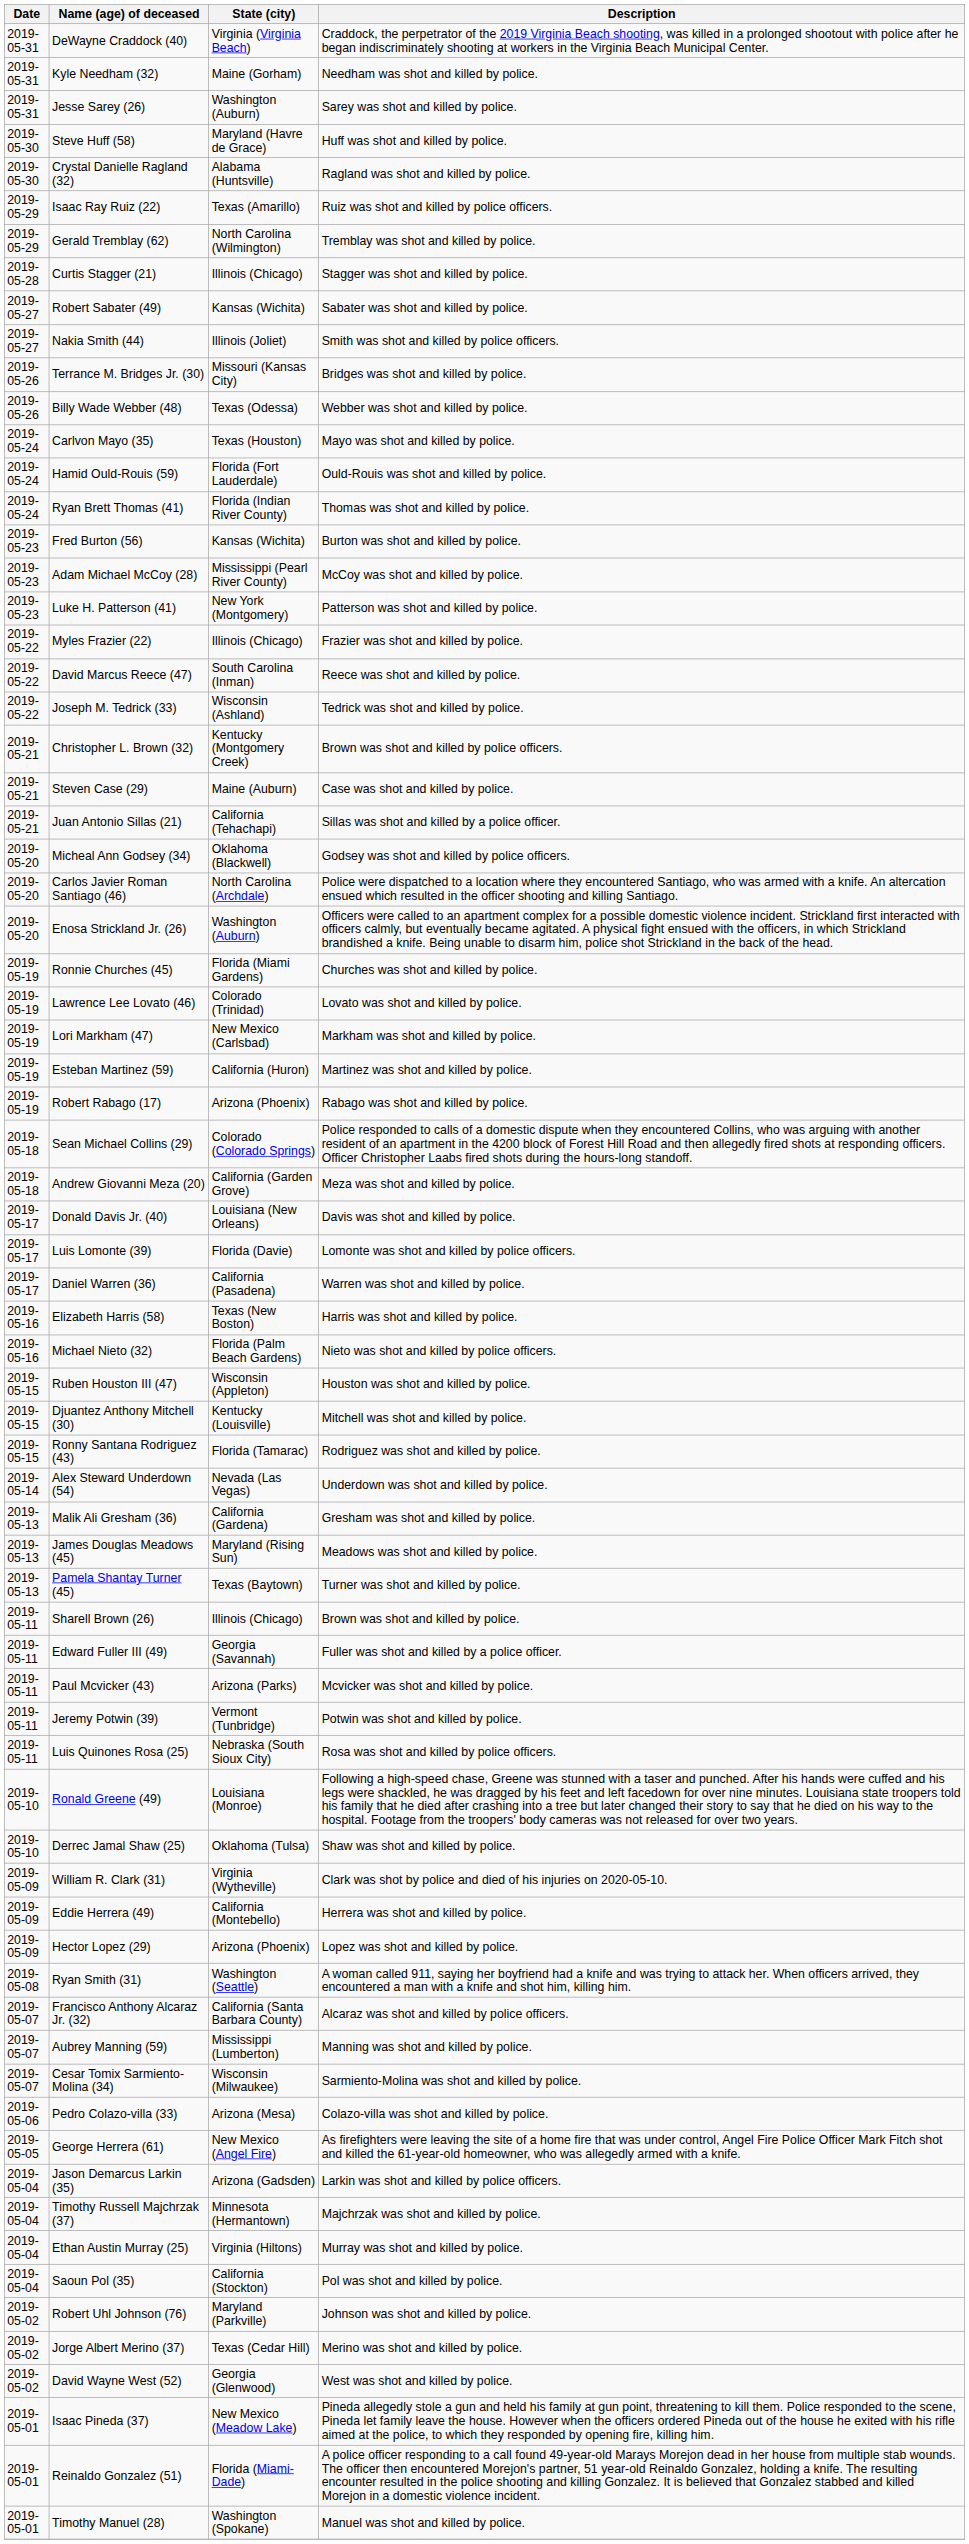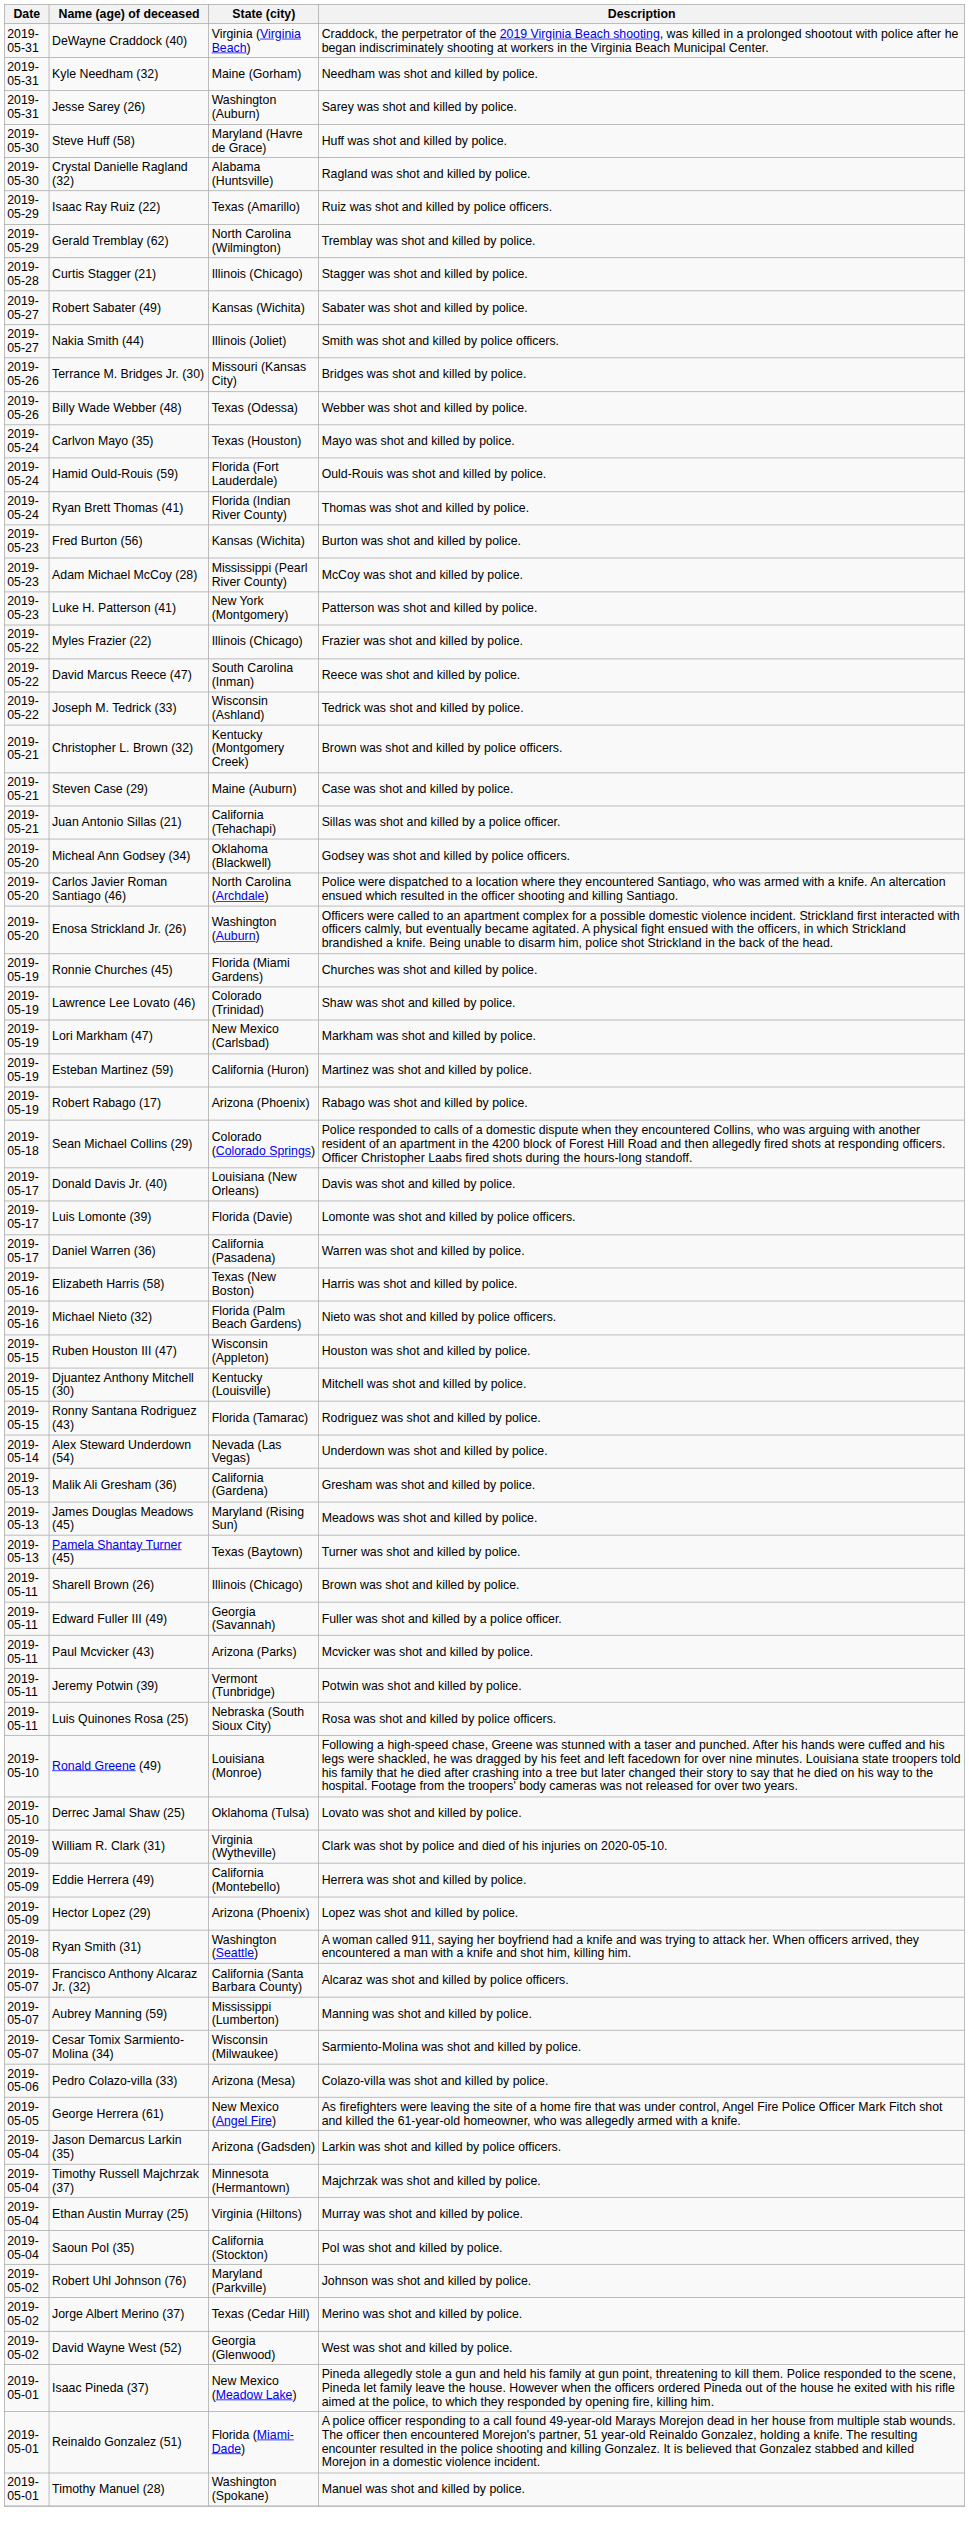(422, 1003) Lovato was shot and killed by police. -> (419, 1003) Shaw was shot and killed by police.
- row: (128, 1184)
(419, 1846) Shaw was shot and killed by police. -> (422, 1813) Lovato was shot and killed by police.
